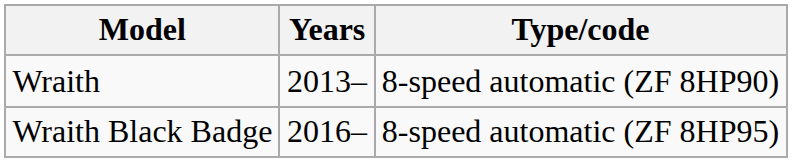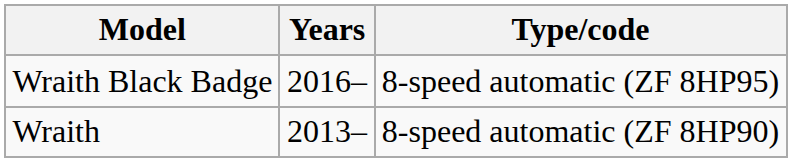rows swapped: (56, 80) <-> (142, 131)
